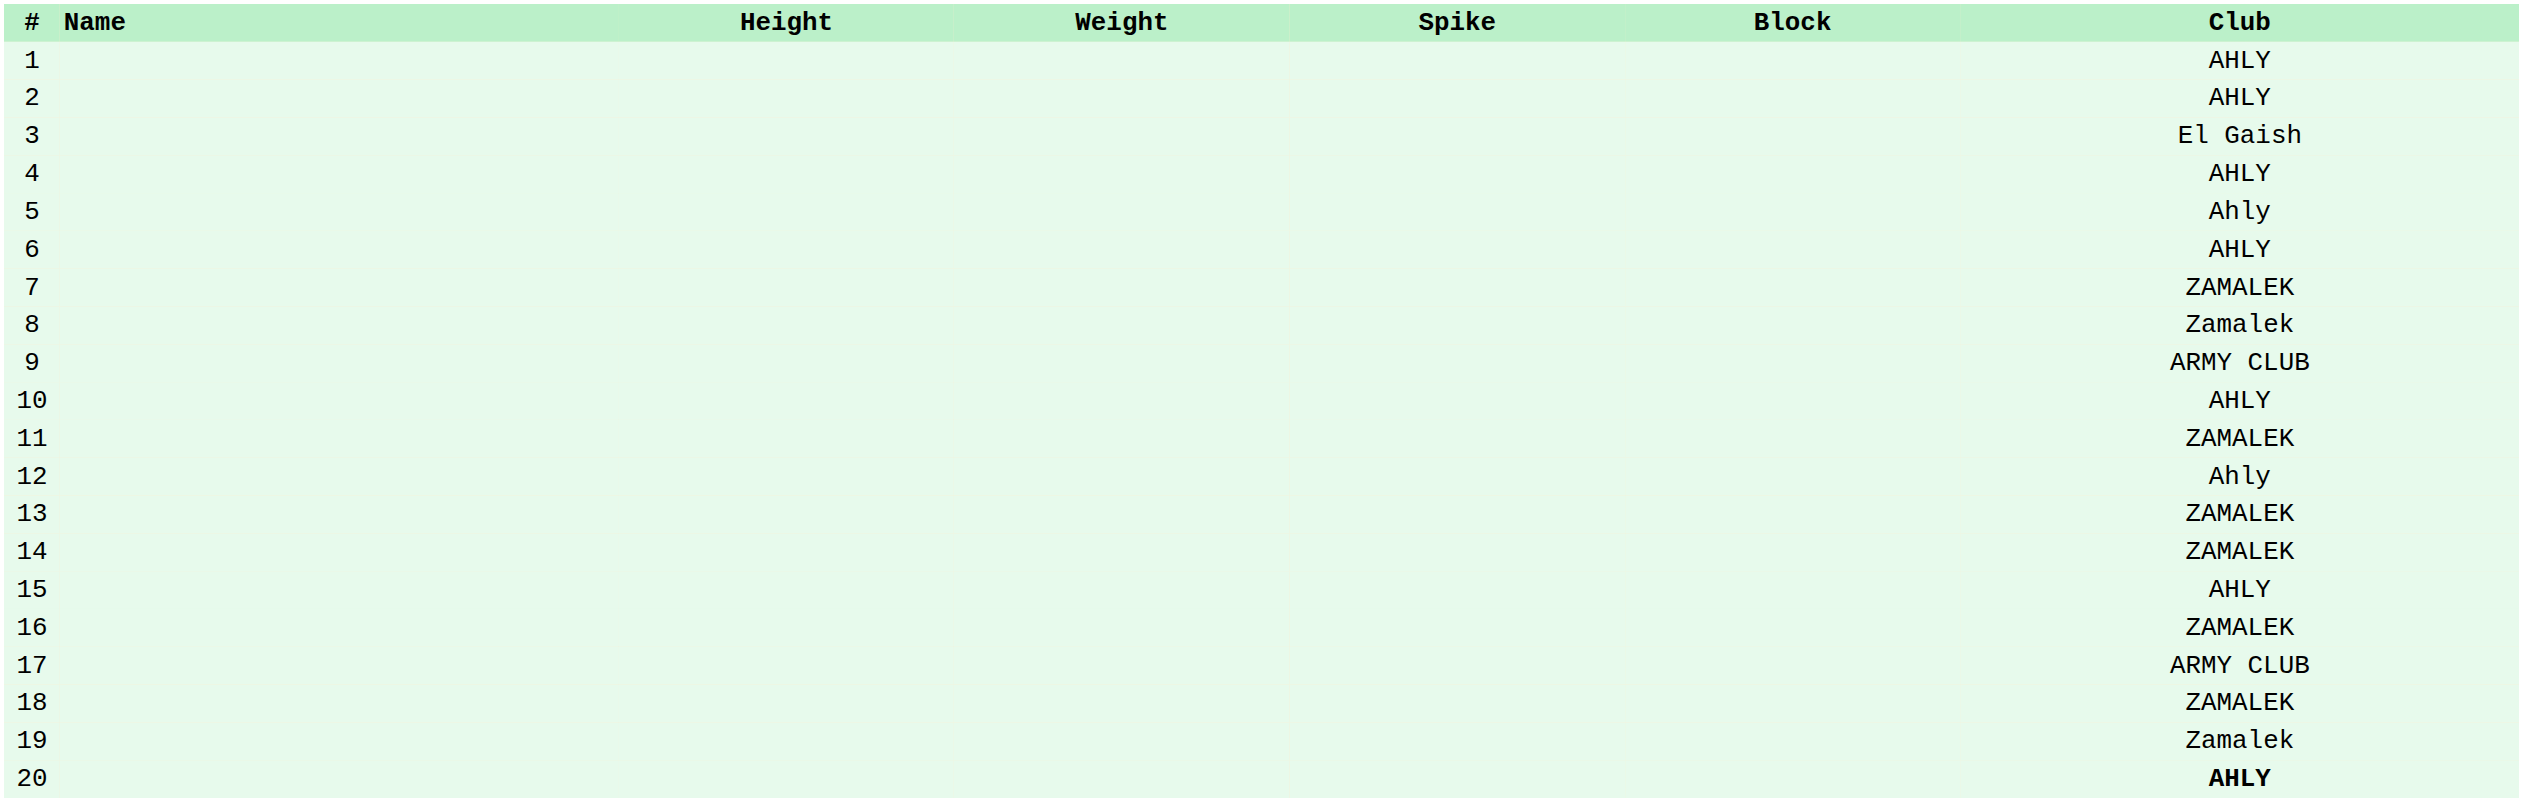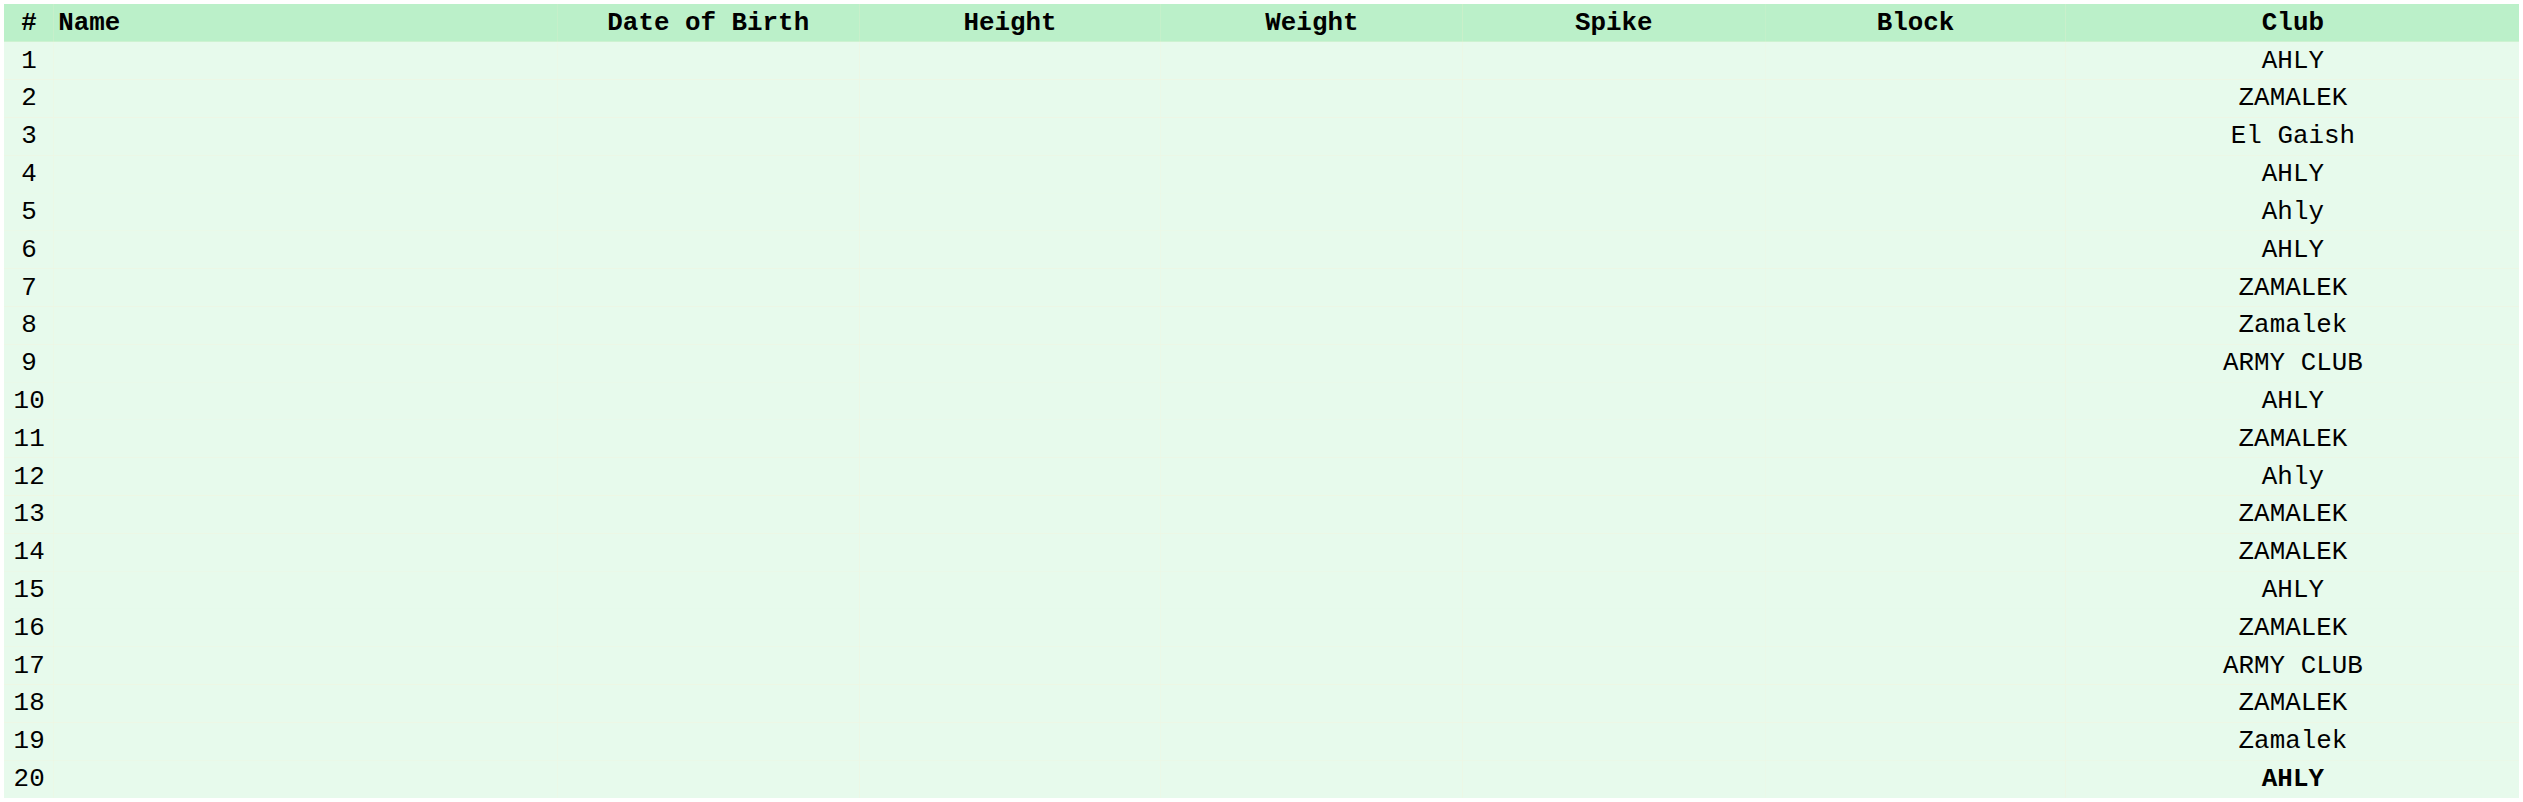+ column: (708, 23)
(2240, 99) AHLY -> (2293, 99) ZAMALEK
